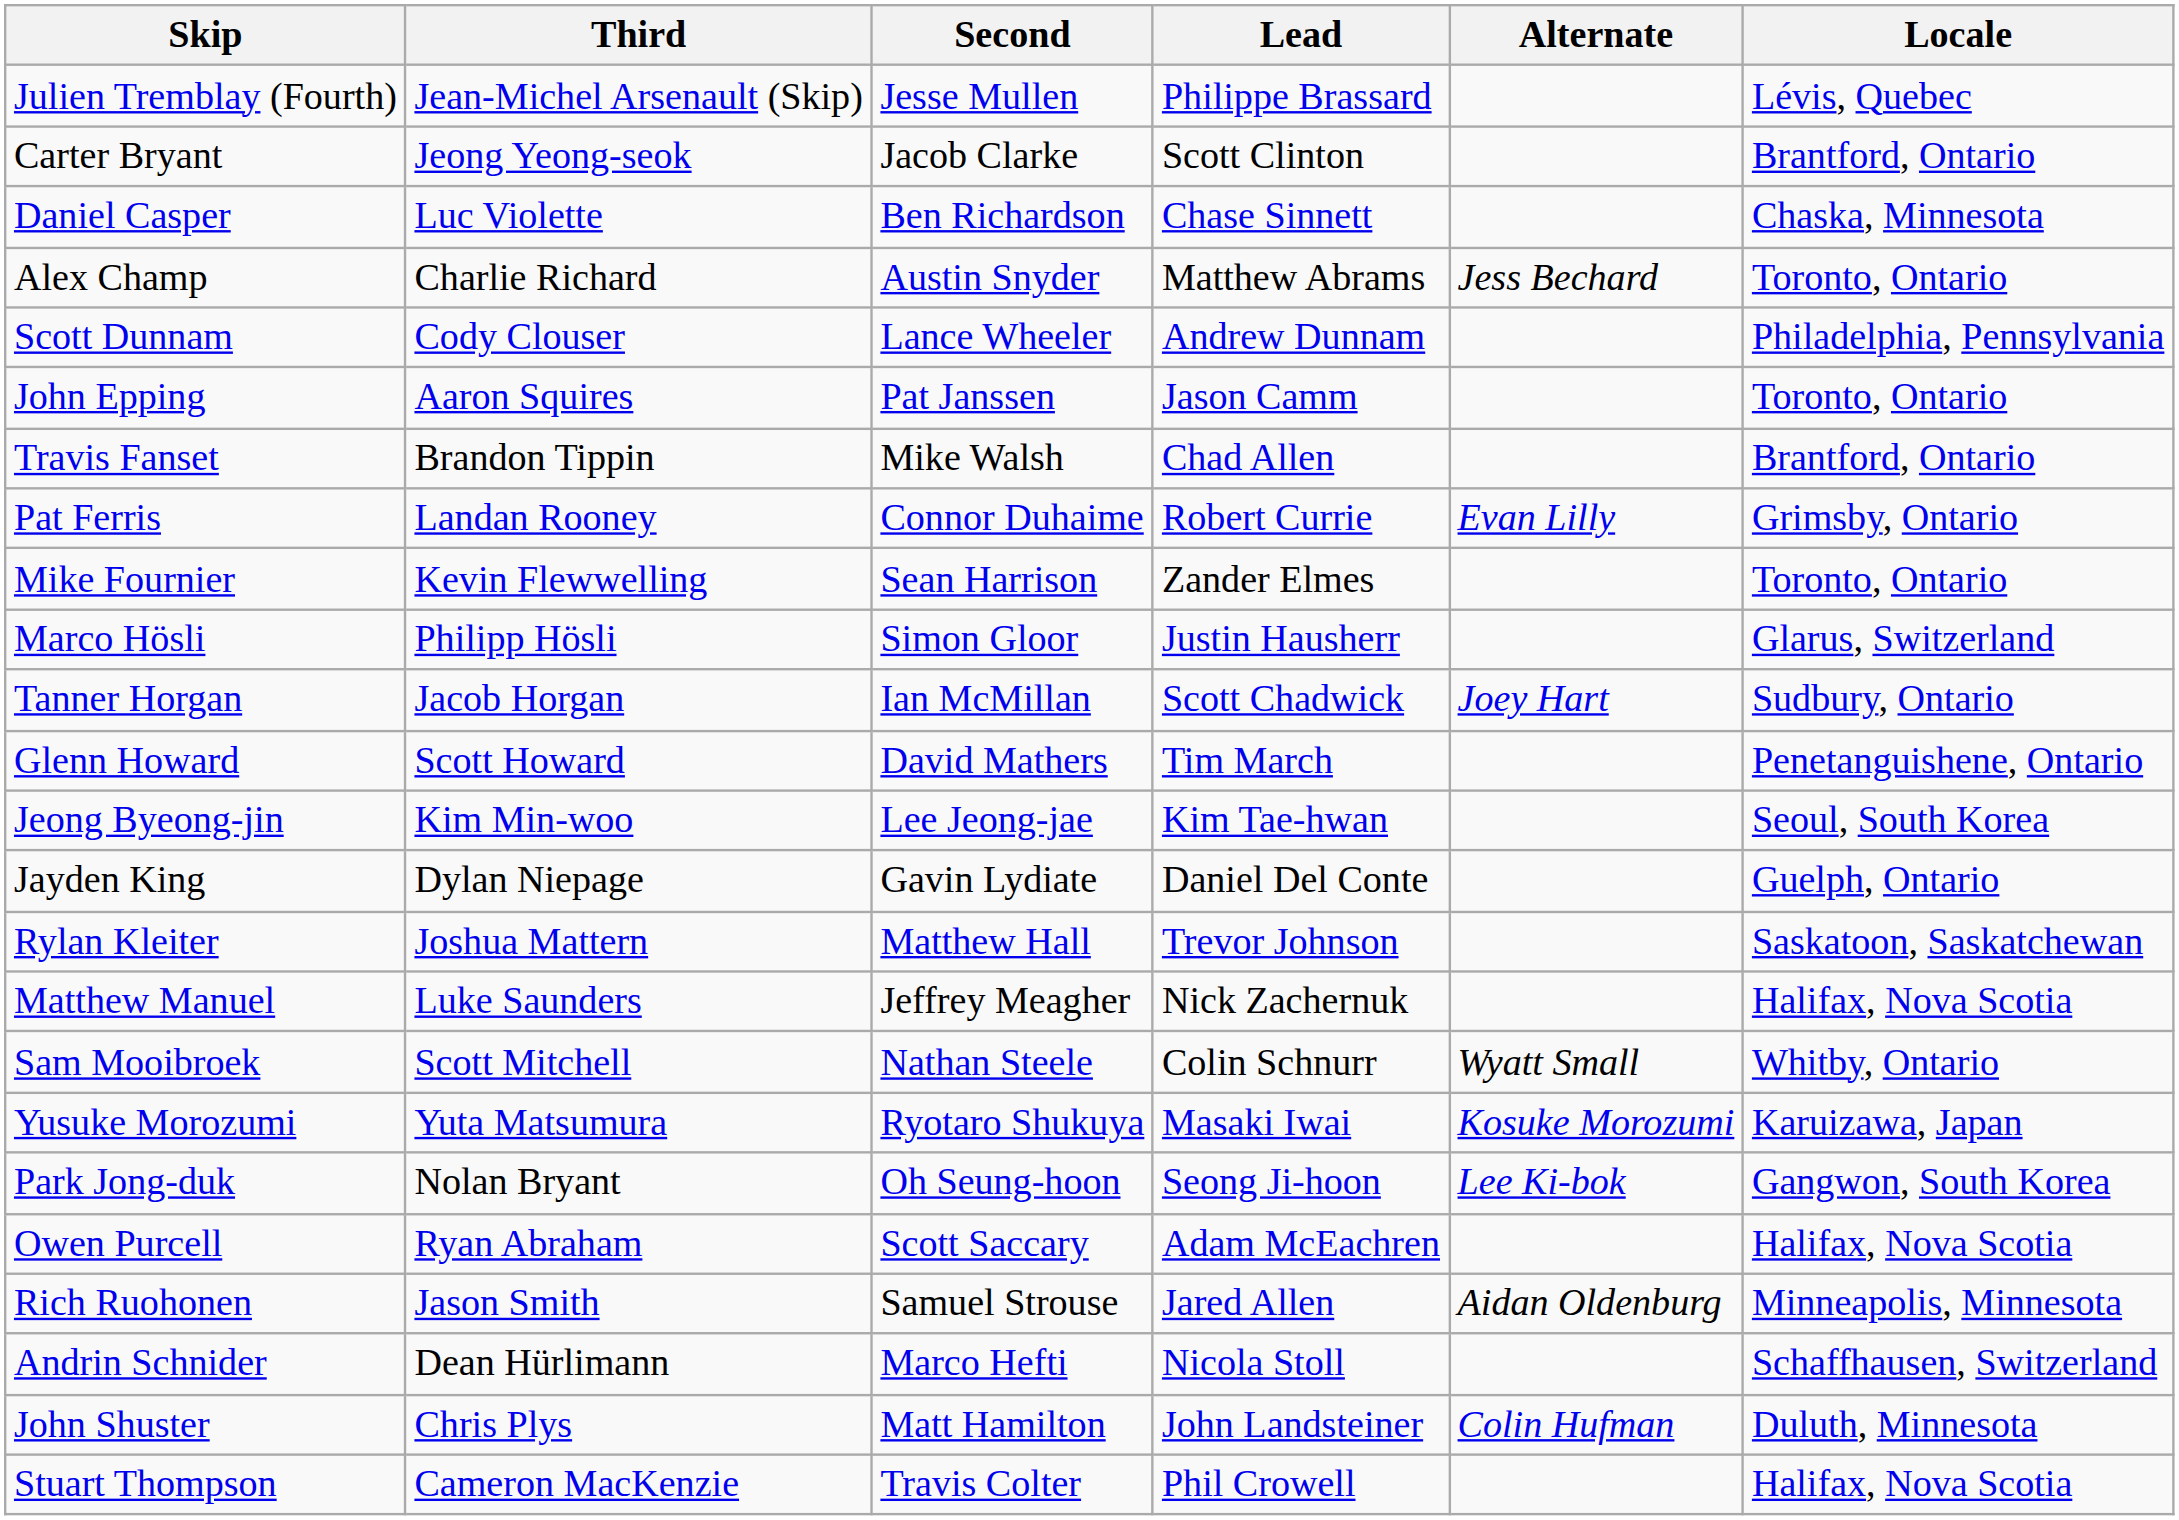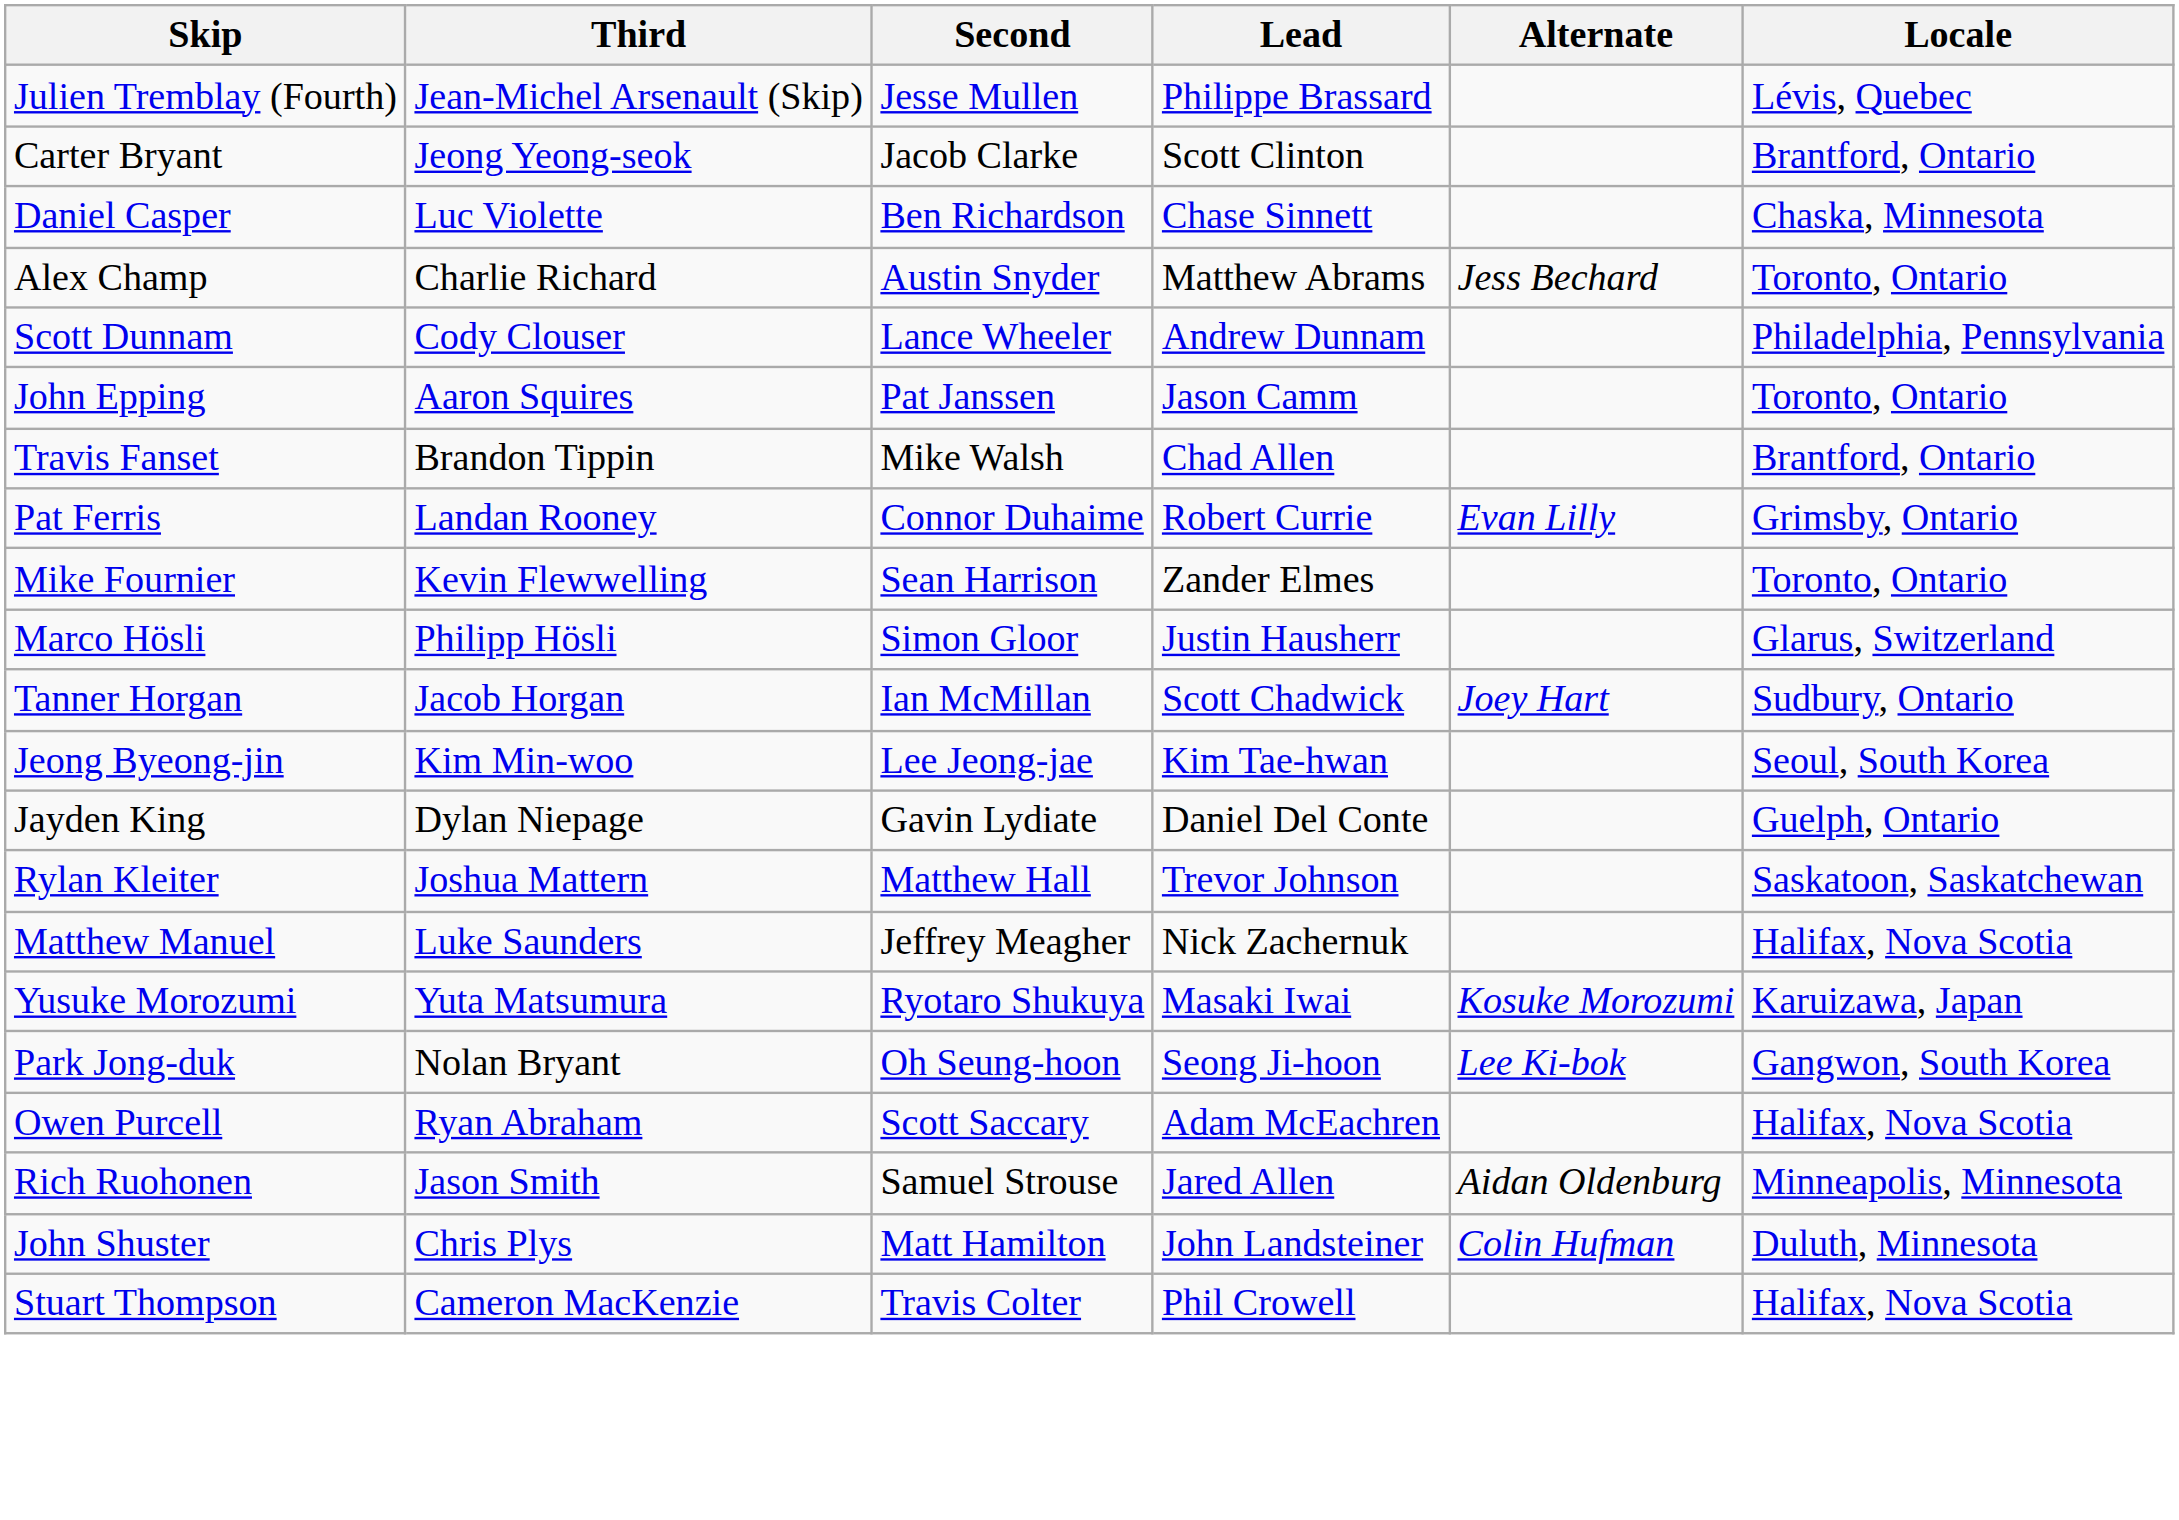- row: (127, 759)
- row: (137, 1061)
- row: (140, 1363)
